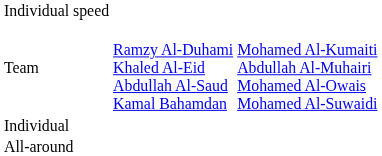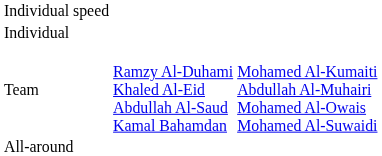rows swapped: (37, 125) <-> (21, 68)
